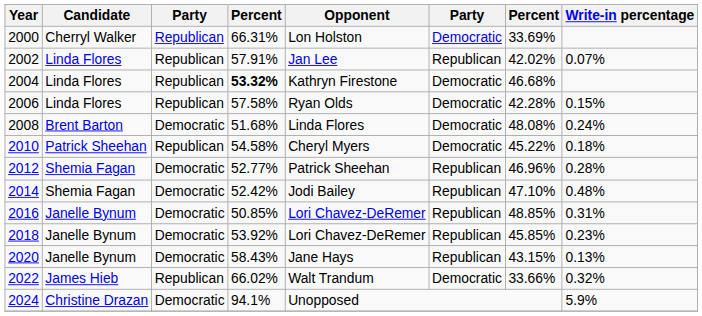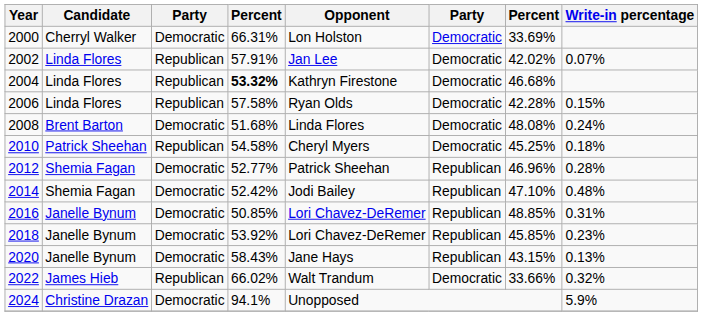(189, 37) Republican -> (190, 37) Democratic
(467, 59) Republican -> (467, 59) Democratic
(532, 147) 45.22% -> (532, 147) 45.25%
